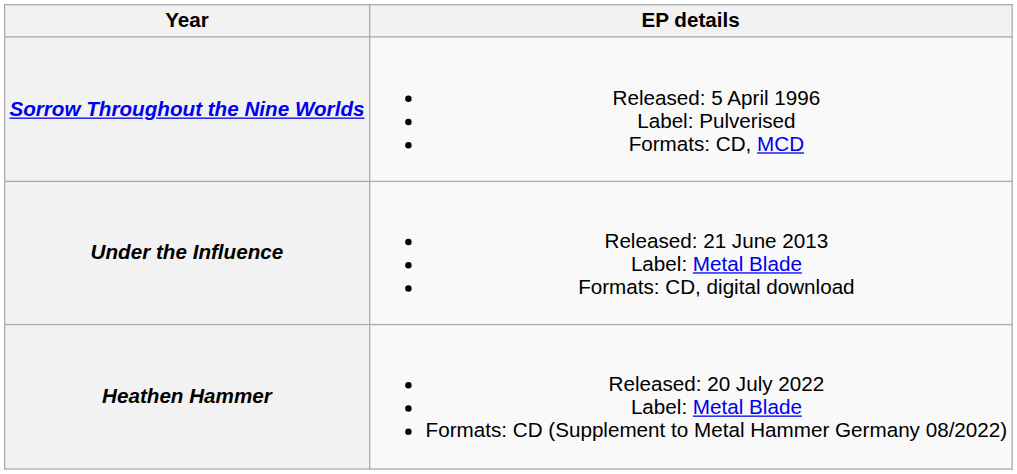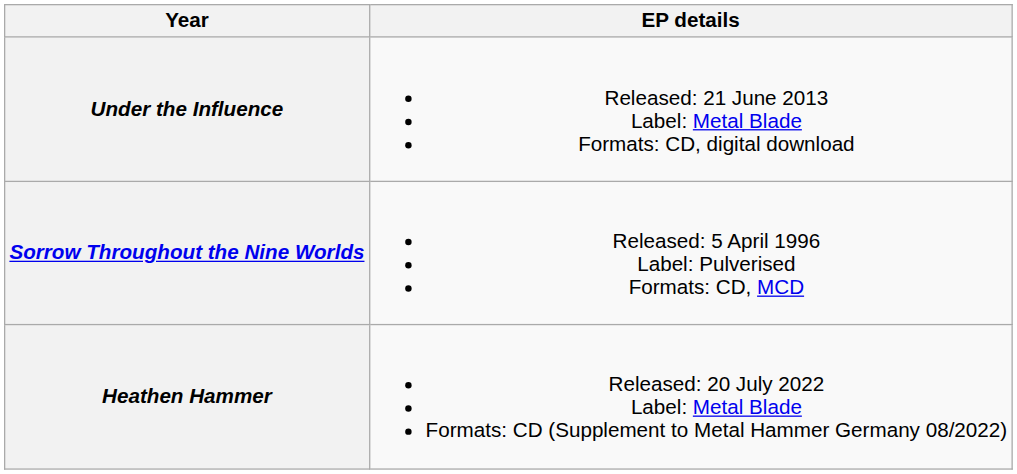rows swapped: (187, 109) <-> (187, 252)
